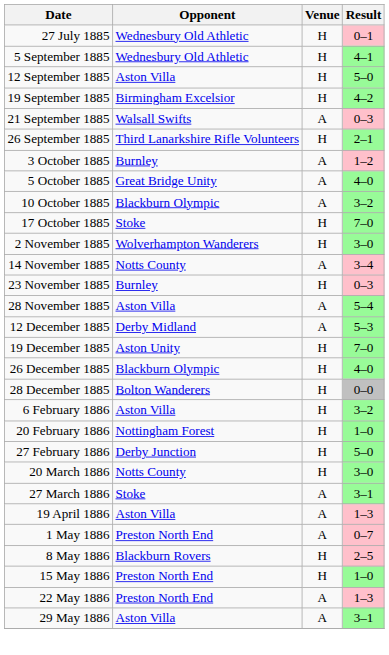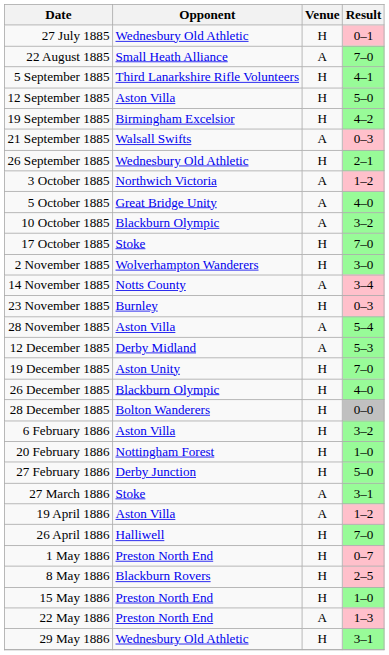+ row: (68, 56)
(182, 56) Wednesbury Old Athletic -> (207, 77) Third Lanarkshire Rifle Volunteers
(207, 139) Third Lanarkshire Rifle Volunteers -> (182, 160) Wednesbury Old Athletic
(137, 160) Burnley -> (166, 181) Northwich Victoria
- row: (69, 472)
(363, 514) 1–3 -> (363, 514) 1–2
+ row: (73, 535)
(322, 535) A -> (322, 555) H
(145, 618) Aston Villa -> (182, 639) Wednesbury Old Athletic
(322, 618) A -> (322, 639) H
